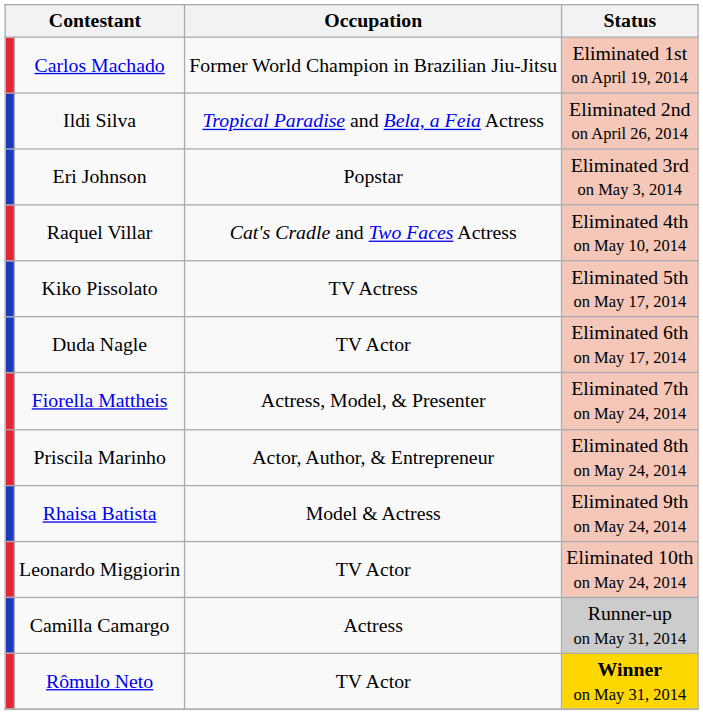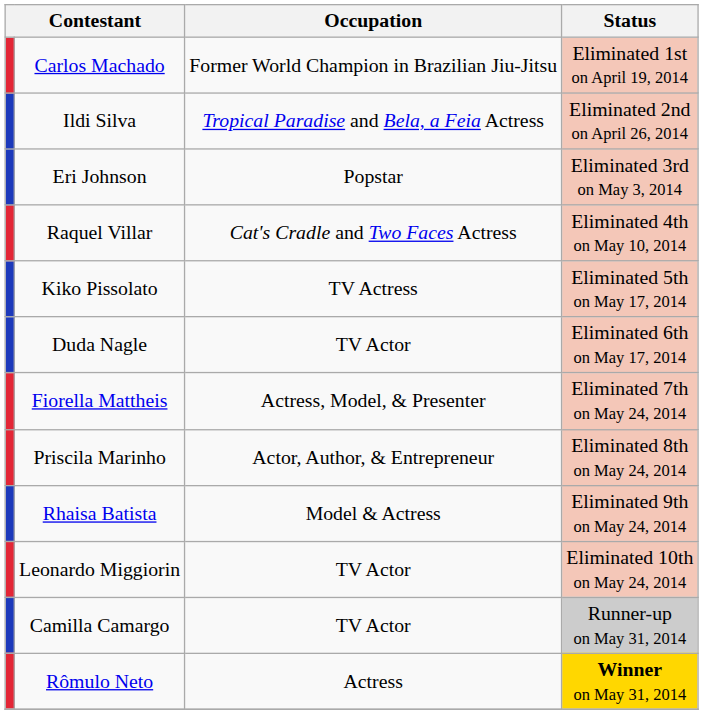(373, 624) Actress -> (373, 624) TV Actor
(373, 680) TV Actor -> (373, 680) Actress
